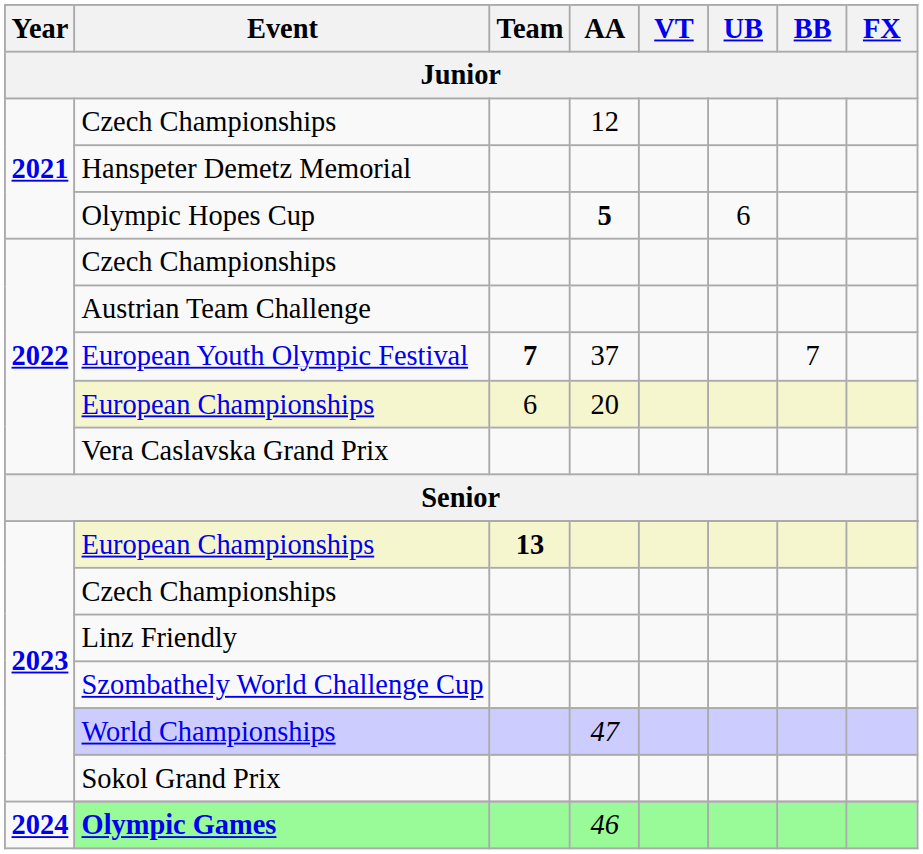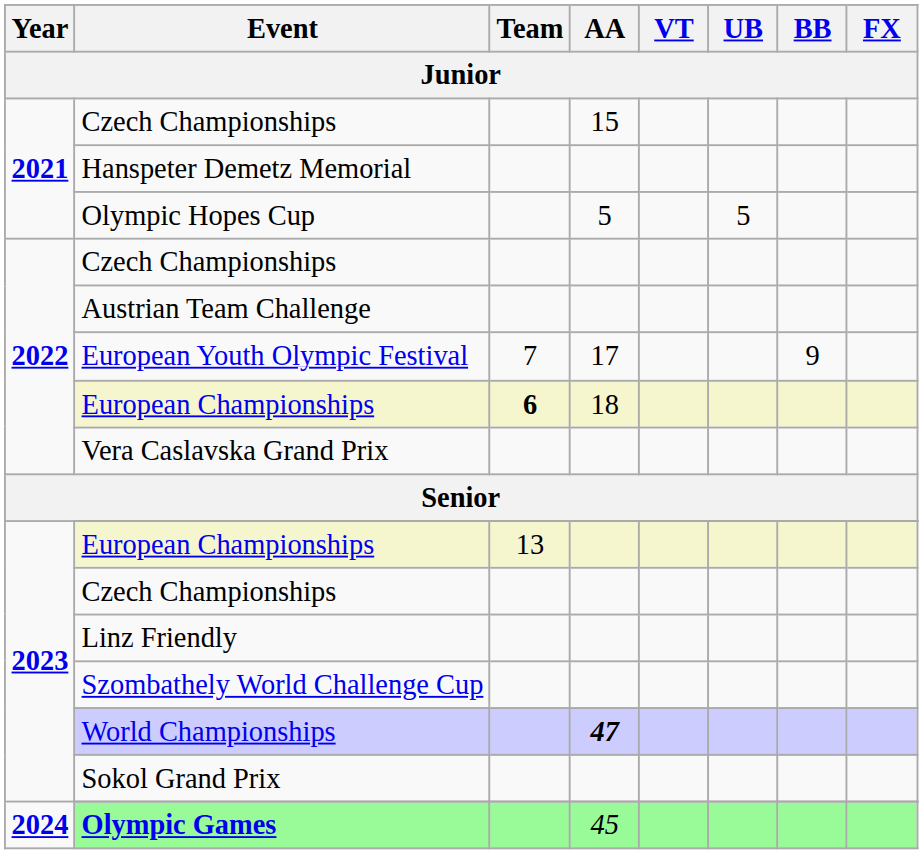(605, 121) 12 -> (605, 121) 15
(605, 215) bold -> (605, 215) normal
(743, 215) 6 -> (743, 215) 5
(530, 356) bold -> (530, 356) normal
(605, 356) 37 -> (605, 356) 17
(813, 356) 7 -> (813, 356) 9
(530, 403) normal -> (530, 403) bold
(605, 403) 20 -> (605, 403) 18
(530, 543) bold -> (530, 543) normal
(605, 731) normal -> (605, 731) bold
(605, 824) 46 -> (605, 824) 45
